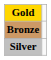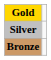rows swapped: (23, 47) <-> (23, 30)
